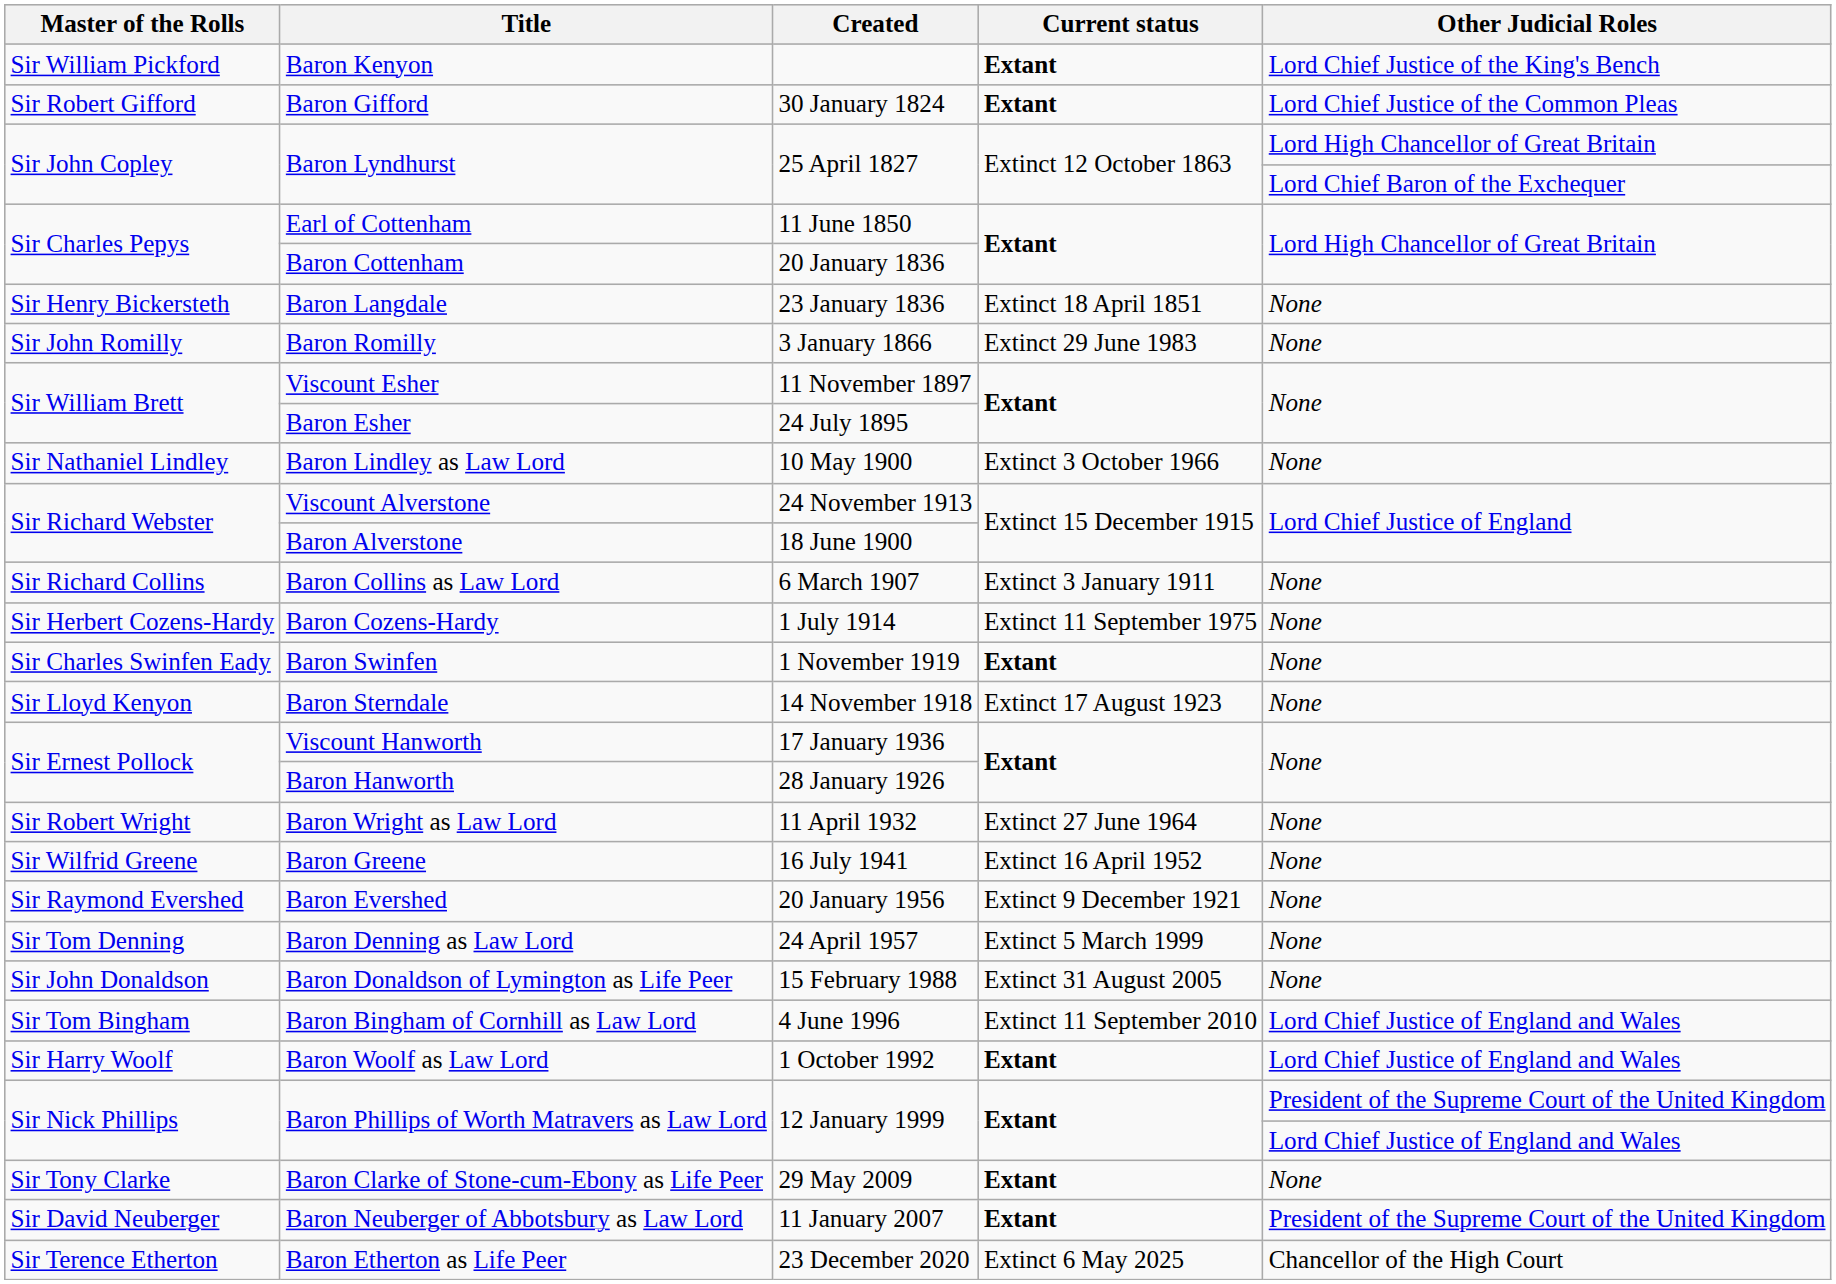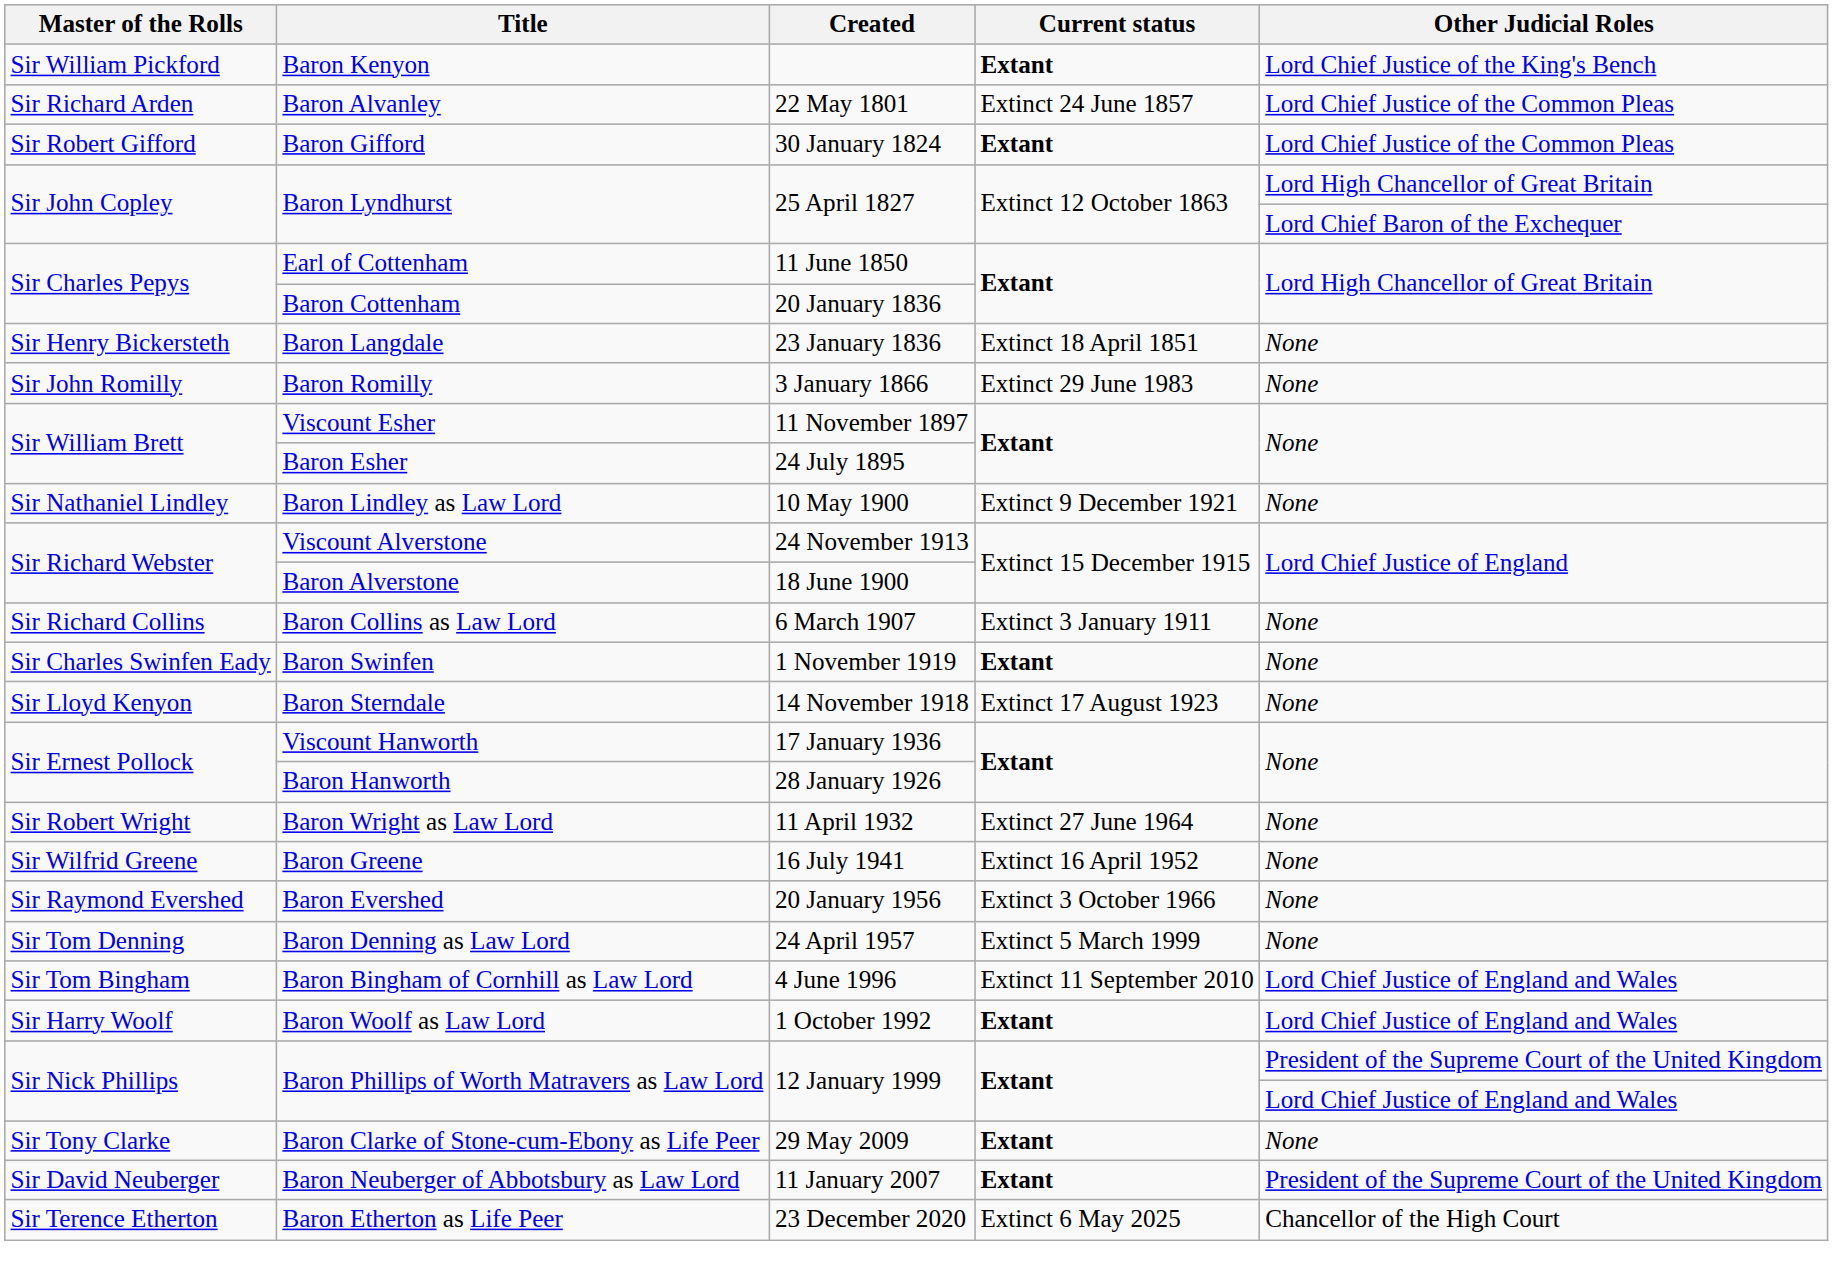+ row: (362, 104)
(1101, 462) Extinct 3 October 1966 -> (1109, 502) Extinct 9 December 1921
- row: (392, 622)
(1113, 900) Extinct 9 December 1921 -> (1098, 900) Extinct 3 October 1966
- row: (509, 980)
